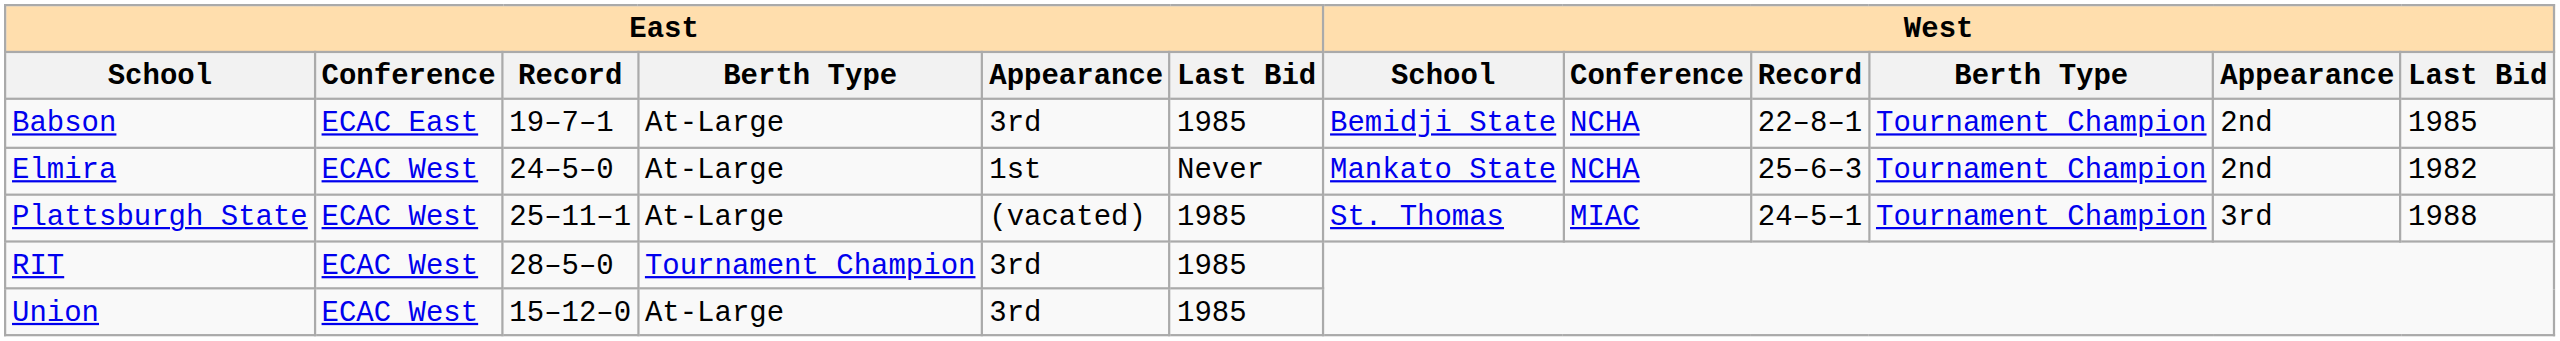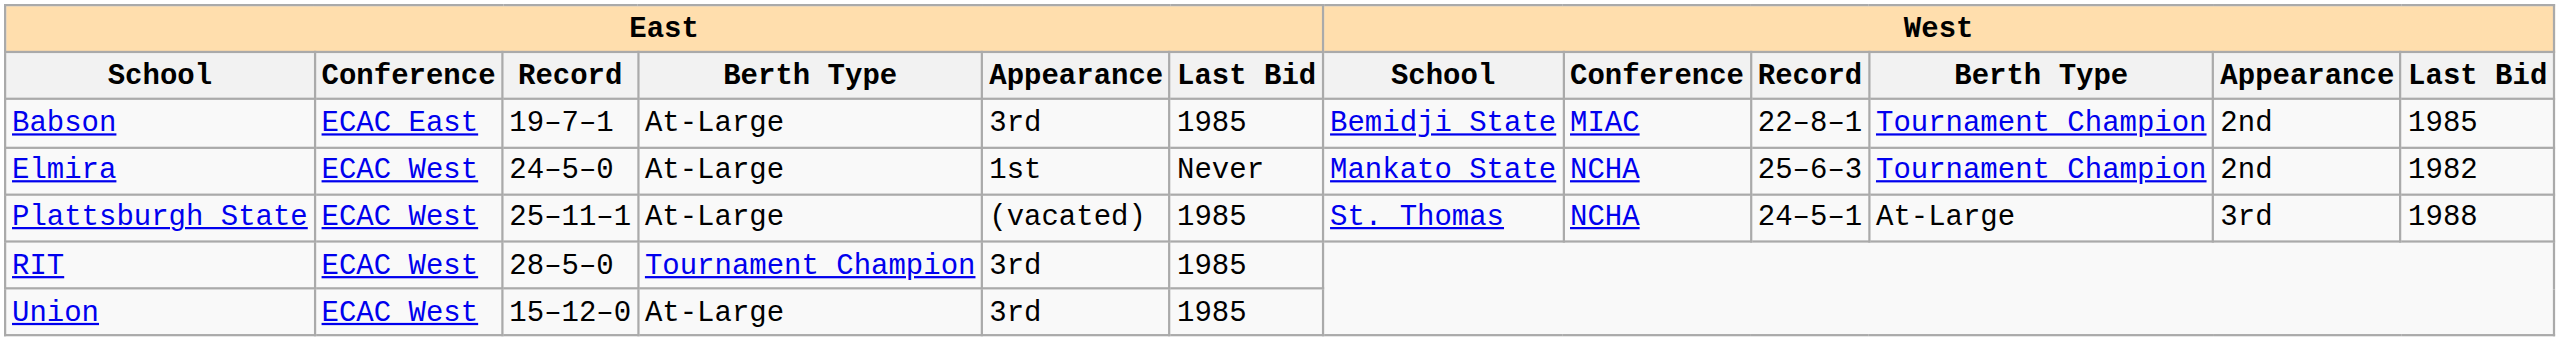(1605, 123) NCHA -> (1605, 123) MIAC
(1605, 218) MIAC -> (1605, 218) NCHA
(2041, 218) Tournament Champion -> (1946, 218) At-Large
